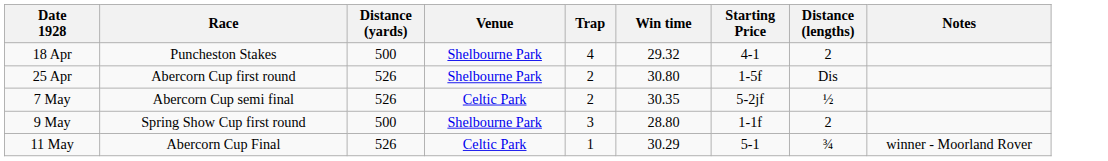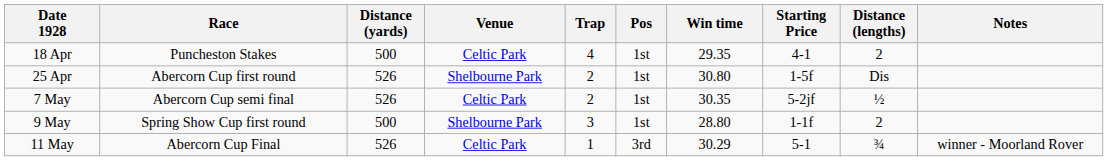+ column: (641, 23)
(495, 54) Shelbourne Park -> (495, 54) Celtic Park
(664, 54) 29.32 -> (715, 54) 29.35
